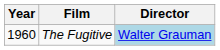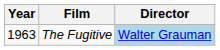(22, 34) 1960 -> (22, 34) 1963
